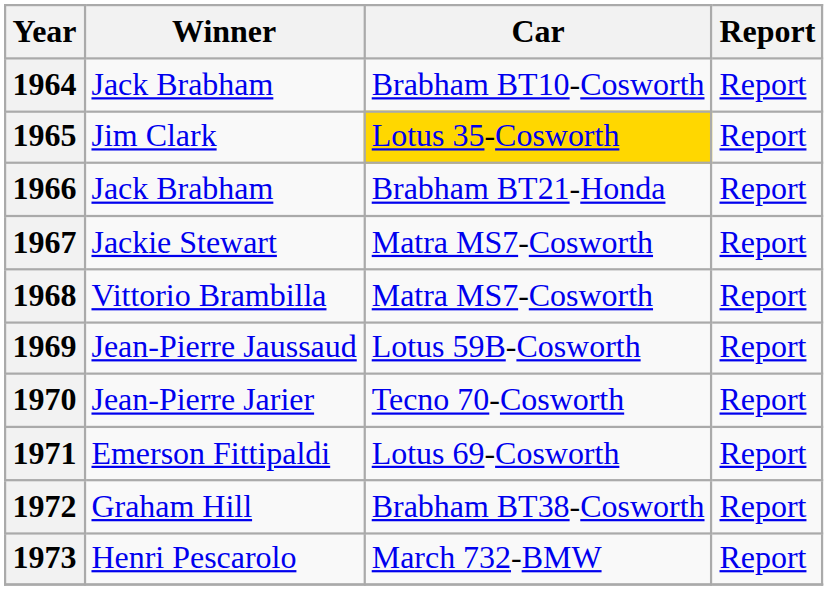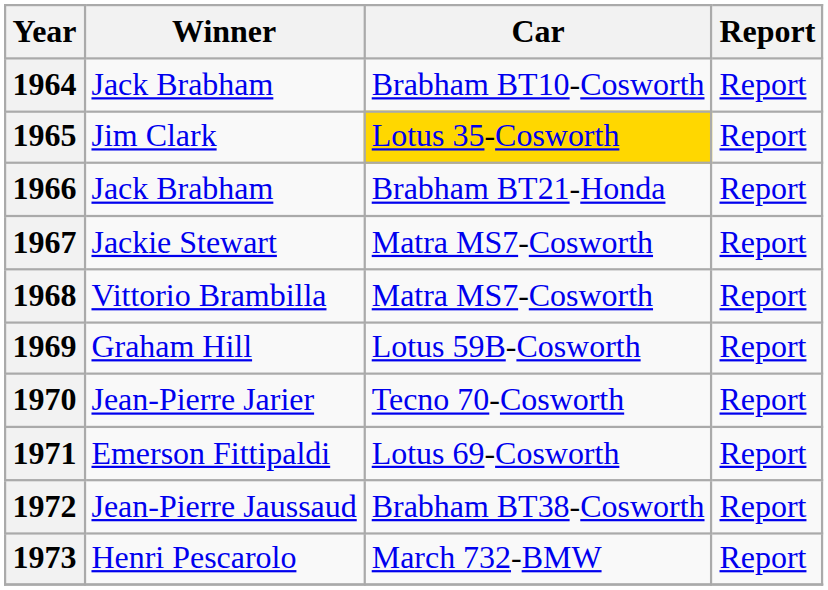(224, 347) Jean-Pierre Jaussaud -> (172, 347) Graham Hill
(172, 505) Graham Hill -> (224, 505) Jean-Pierre Jaussaud
